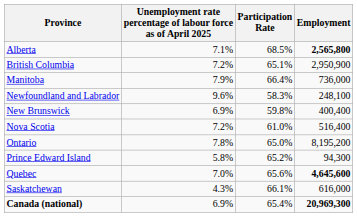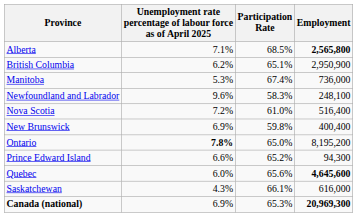(223, 65) 7.2% -> (223, 65) 6.2%
(223, 80) 7.9% -> (223, 80) 5.3%
(280, 80) 66.4% -> (280, 80) 67.4%
rows swapped: (38, 111) <-> (31, 127)
(223, 142) normal -> (222, 142) bold
(223, 158) 5.8% -> (223, 158) 6.6%
(223, 173) 7.0% -> (223, 173) 6.0%
(280, 204) 65.4% -> (280, 204) 65.3%
